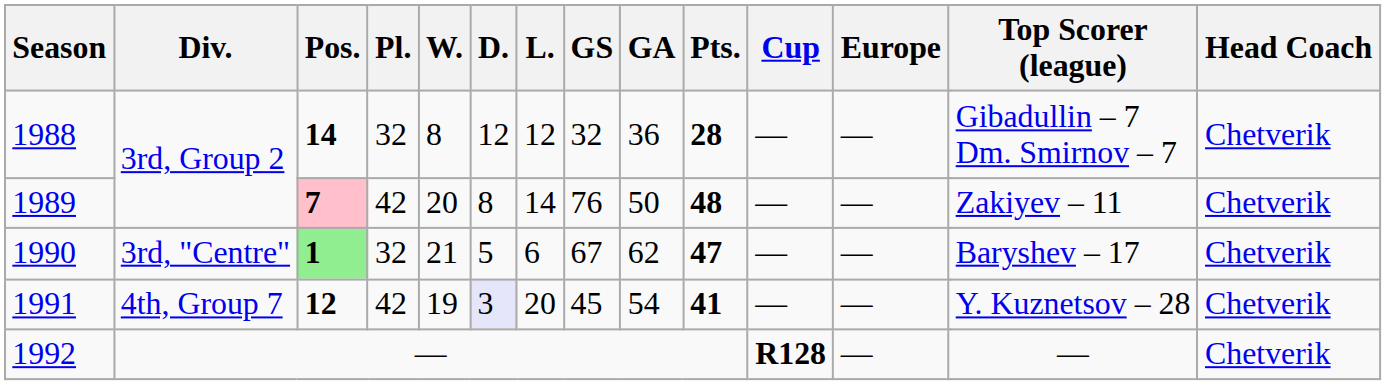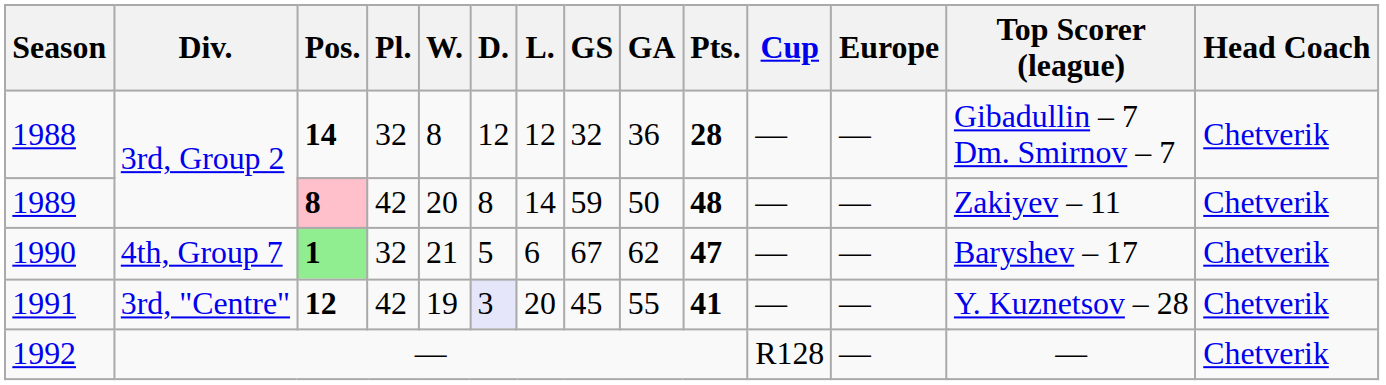(313, 202) 7 -> (313, 202) 8
(587, 202) 76 -> (587, 202) 59
(205, 252) 3rd, "Centre" -> (202, 252) 4th, Group 7
(202, 303) 4th, Group 7 -> (205, 303) 3rd, "Centre"
(644, 303) 54 -> (644, 303) 55
(791, 353) bold -> (790, 353) normal
